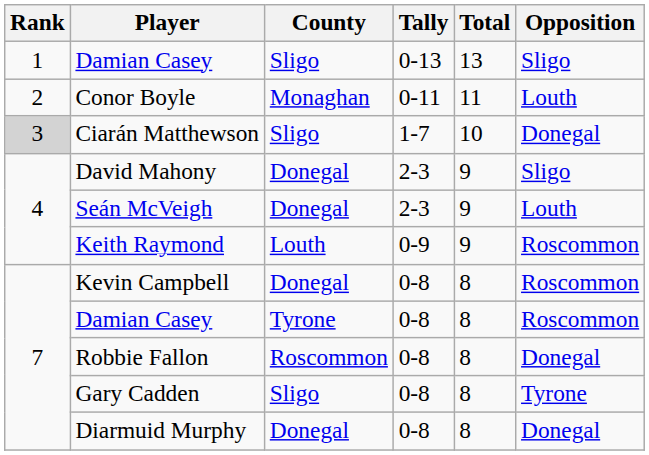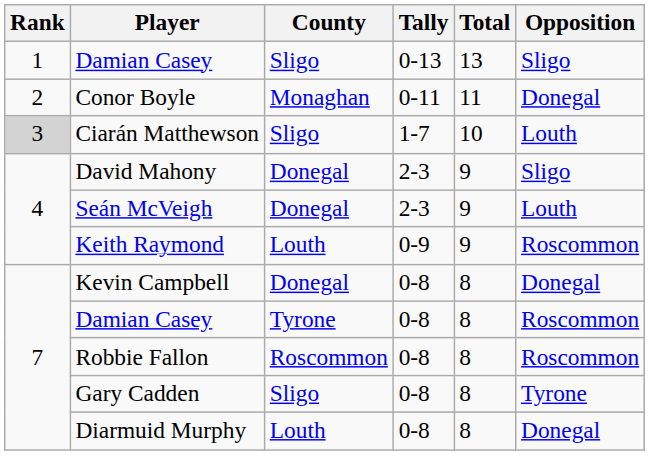(549, 97) Louth -> (561, 97) Donegal
(561, 134) Donegal -> (549, 134) Louth
(580, 282) Roscommon -> (561, 282) Donegal
(561, 356) Donegal -> (580, 356) Roscommon
(309, 430) Donegal -> (298, 430) Louth
